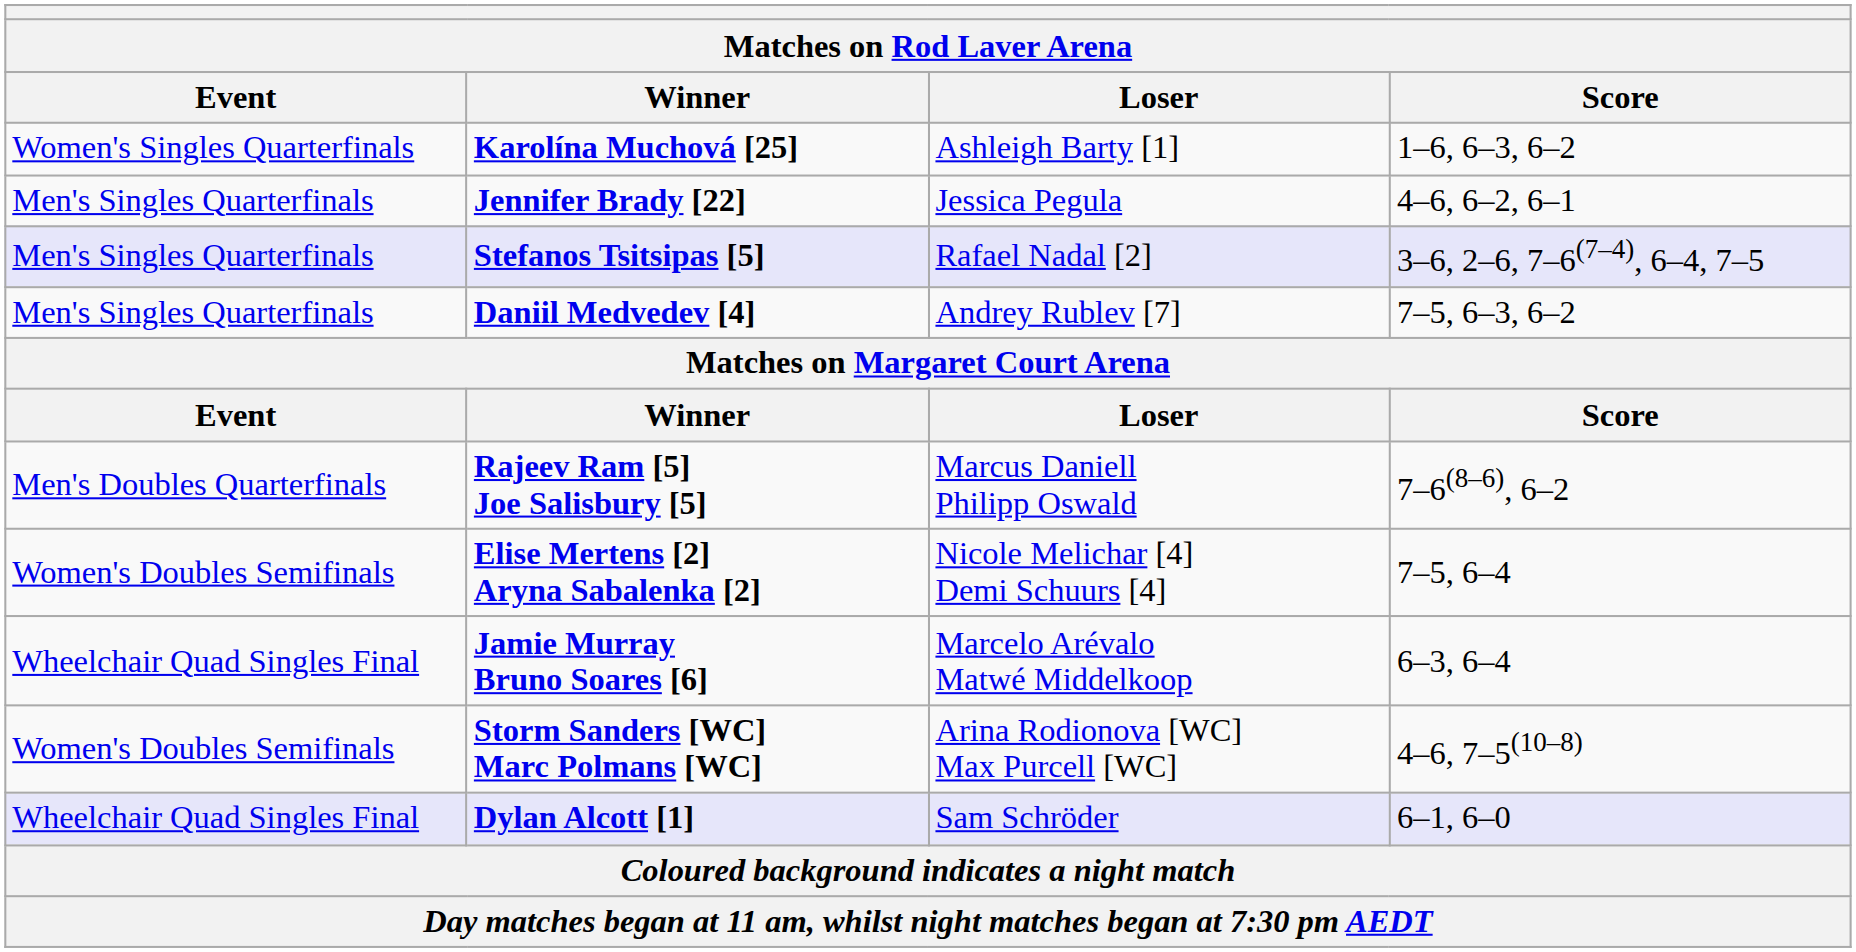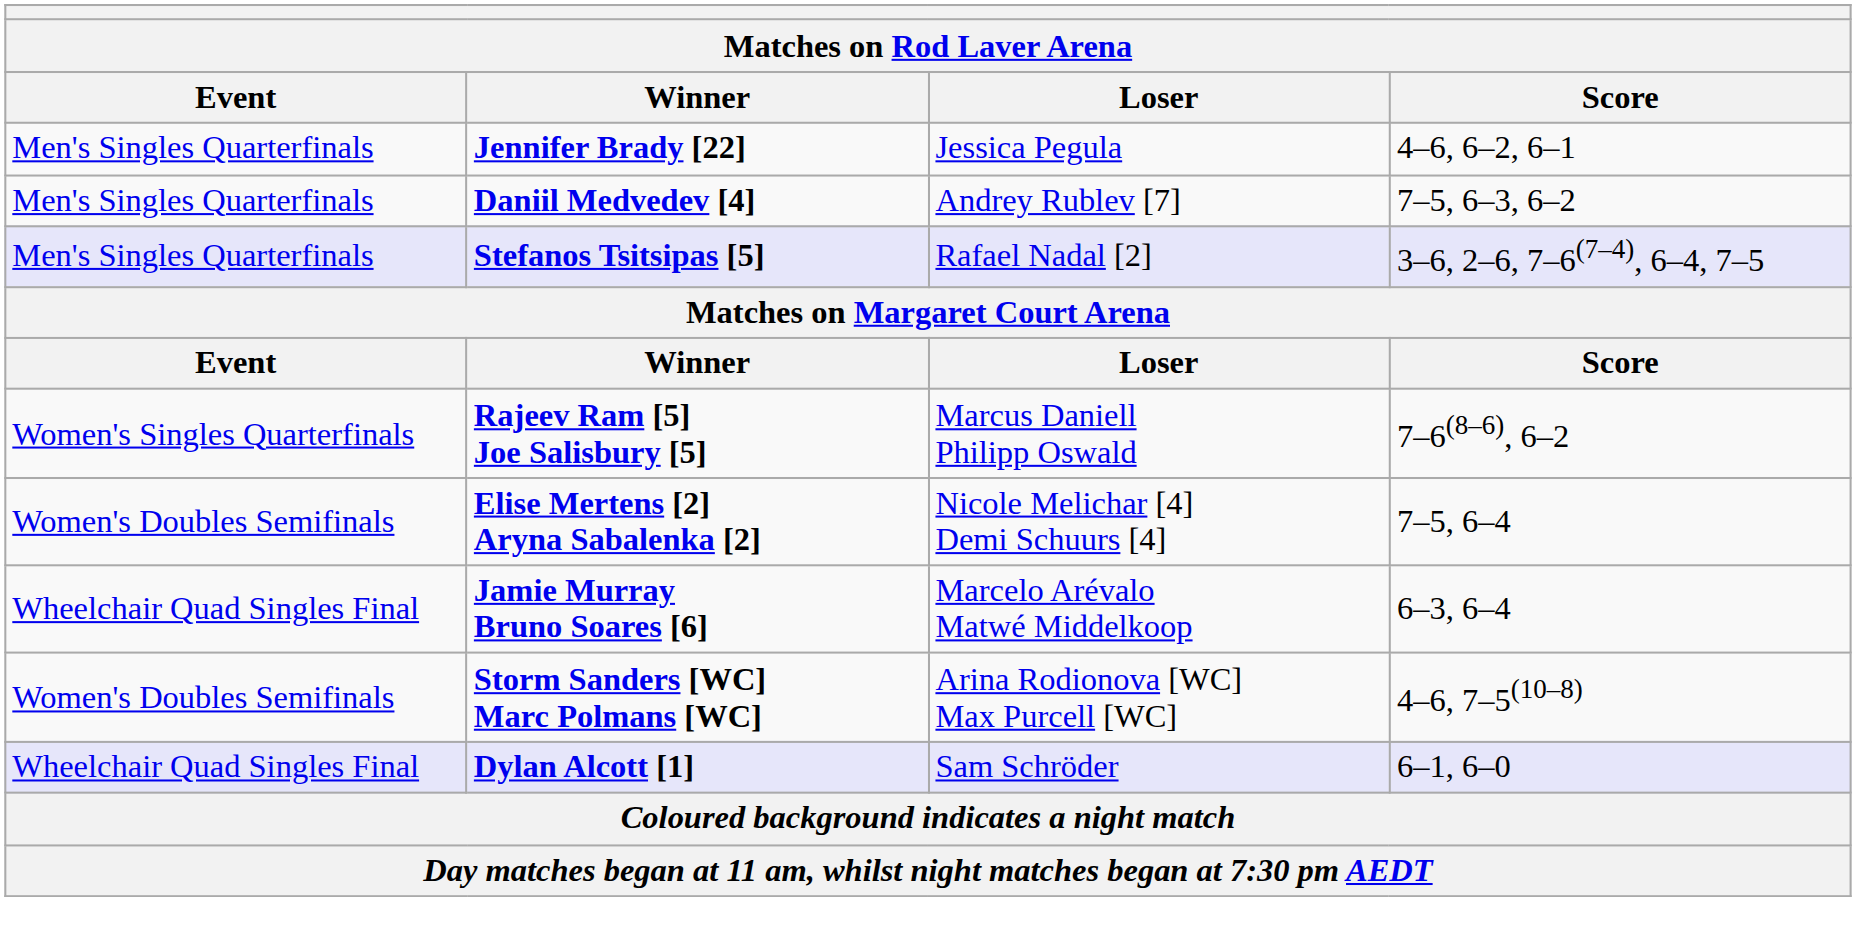- row: (636, 148)
rows swapped: (615, 311) <-> (619, 255)
(199, 484) Men's Doubles Quarterfinals -> (213, 432) Women's Singles Quarterfinals
